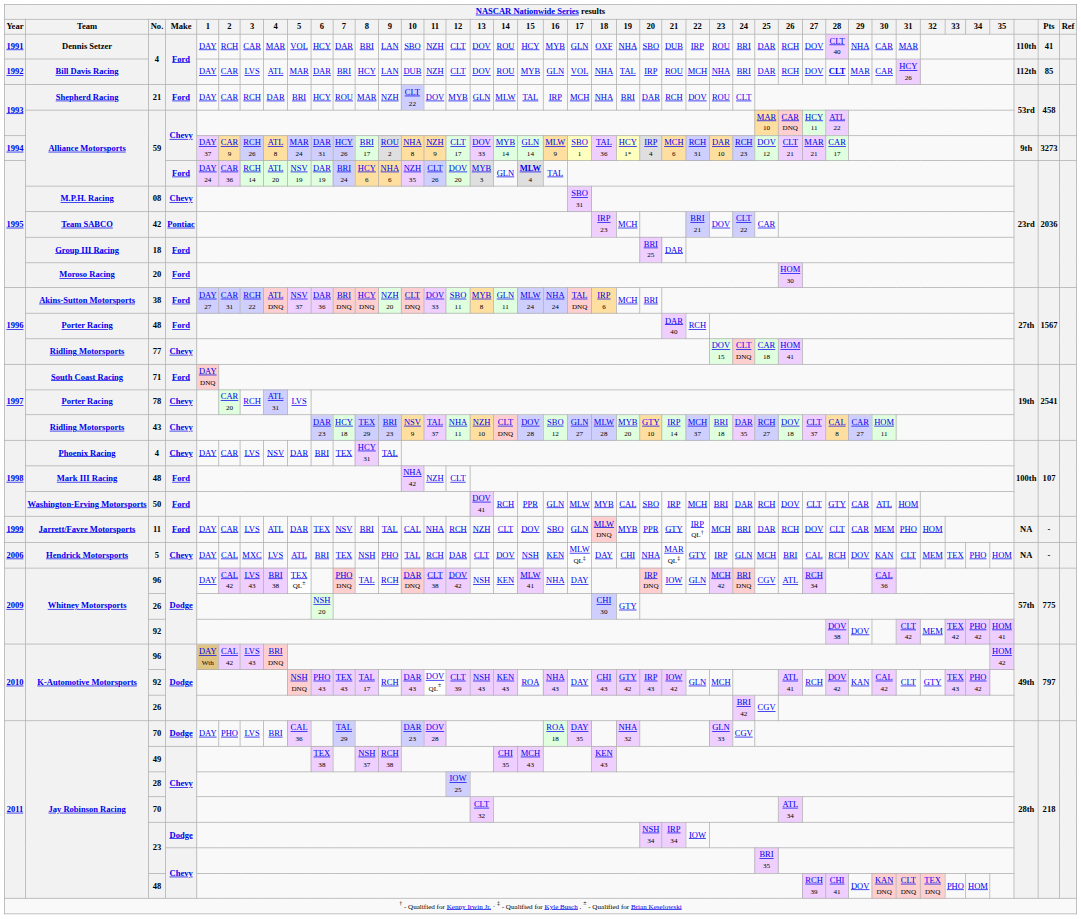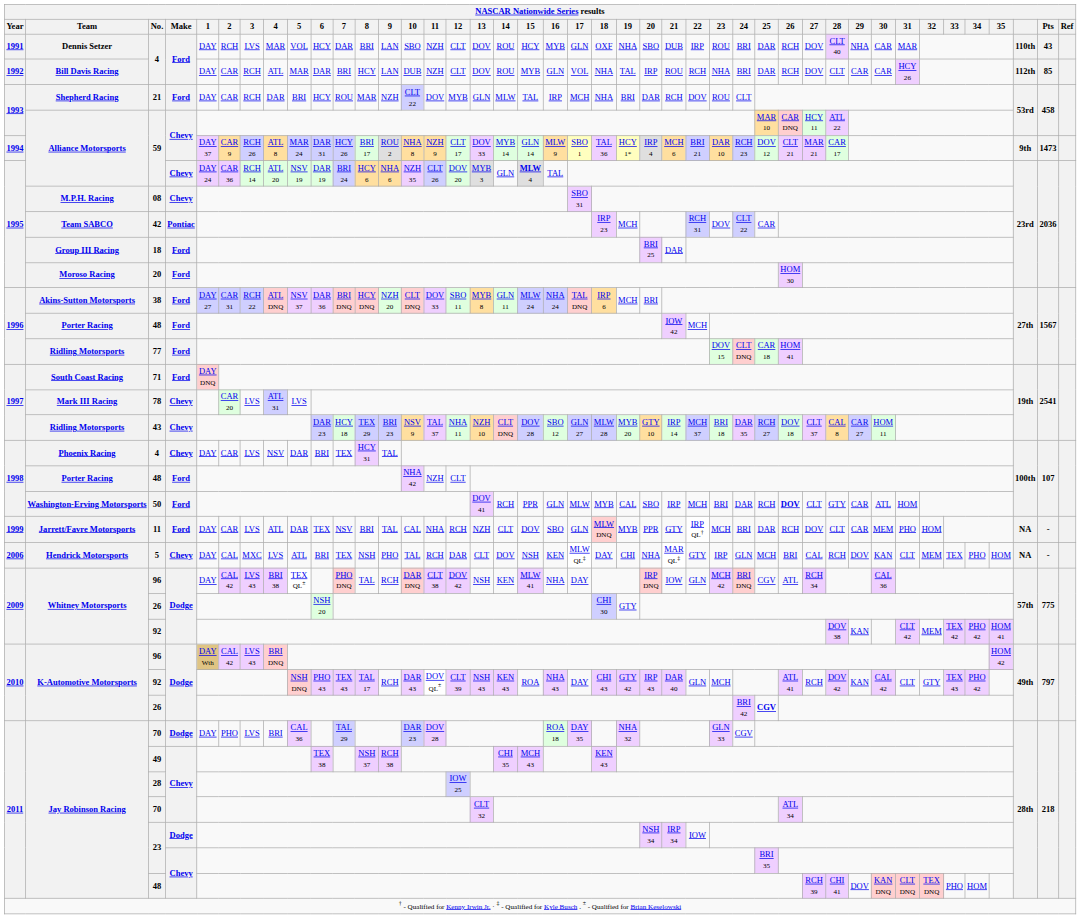(252, 46) CAR -> (252, 46) LVS
(1049, 46) 41 -> (1048, 46) 43
(252, 72) LVS -> (252, 72) RCH
(697, 72) MCH -> (697, 72) RCH
(837, 72) bold -> (837, 72) normal
(860, 72) MAR -> (860, 72) CAR
(697, 147) RCH 31 -> (697, 147) BRI 21
(1049, 148) 3273 -> (1048, 148) 1473
(181, 173) Ford -> (181, 173) Chevy
(697, 224) BRI 21 -> (697, 224) RCH 31
(674, 325) DAR 40 -> (674, 325) IOW 42
(697, 326) RCH -> (697, 326) MCH
(181, 351) Chevy -> (181, 351) Ford
(87, 402) Porter Racing -> (87, 402) Mark III Racing
(252, 402) RCH -> (252, 402) LVS
(87, 478) Mark III Racing -> (87, 478) Porter Racing
(790, 503) normal -> (790, 503) bold
(860, 631) DOV -> (860, 631) KAN
(674, 682) IOW 42 -> (674, 682) DAR 40
(767, 708) normal -> (767, 708) bold
